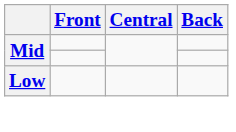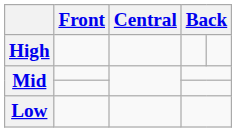+ row: (29, 50)
